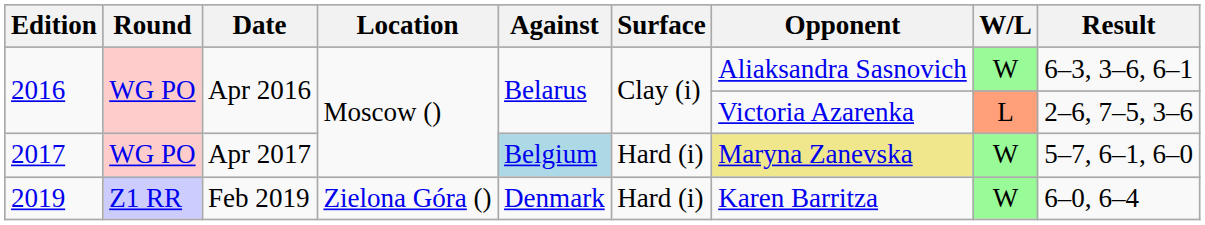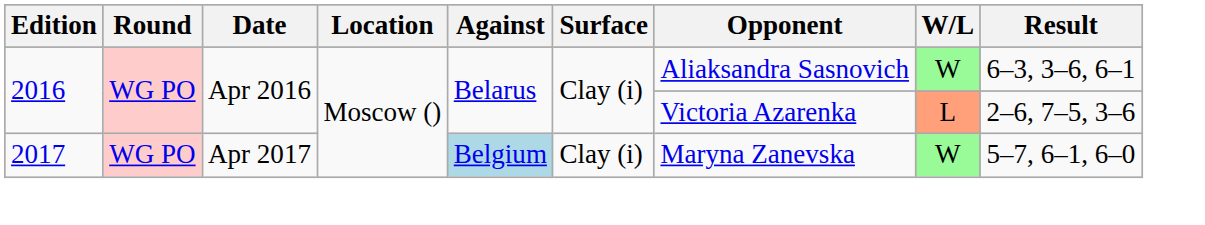(660, 154) Hard (i) -> (601, 154) Clay (i)
(815, 154) khaki background -> (758, 154) no background
- row: (38, 197)
